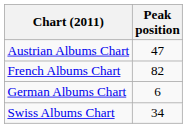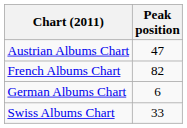(157, 112) 34 -> (157, 112) 33
